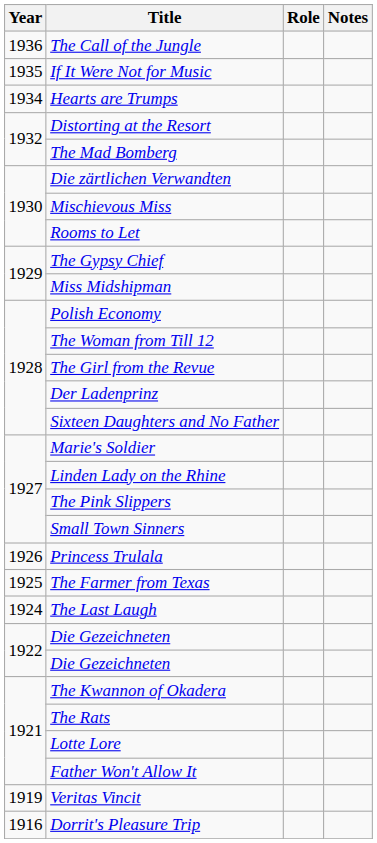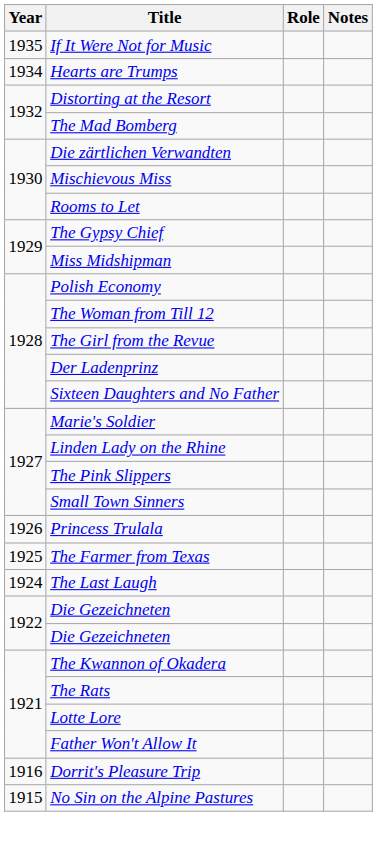- row: (25, 44)
- row: (25, 797)
+ row: (25, 797)
